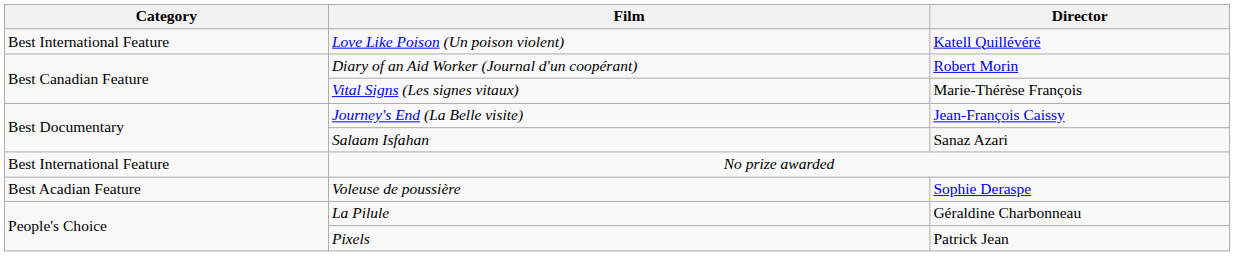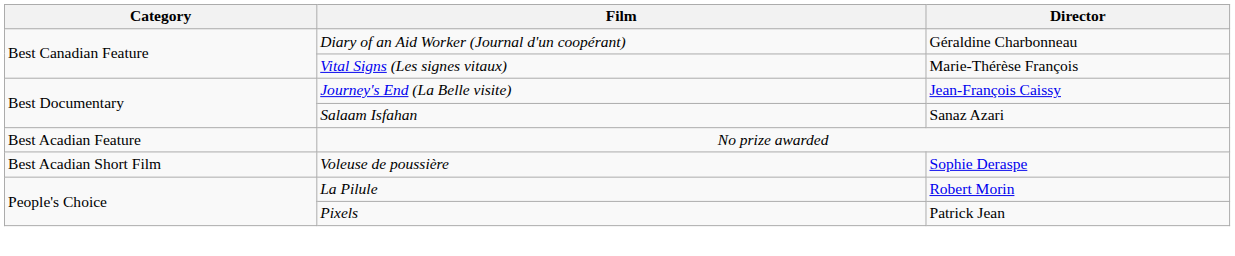- row: (448, 41)
(976, 66) Robert Morin -> (1003, 41) Géraldine Charbonneau
(89, 164) Best International Feature -> (74, 139) Best Acadian Feature
(74, 189) Best Acadian Feature -> (85, 164) Best Acadian Short Film
(1007, 213) Géraldine Charbonneau -> (972, 189) Robert Morin
